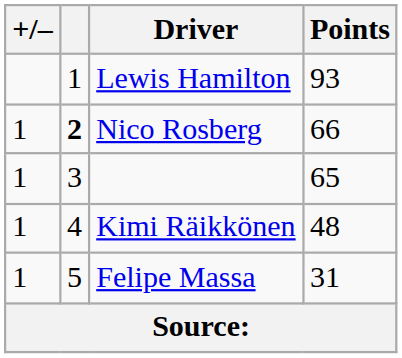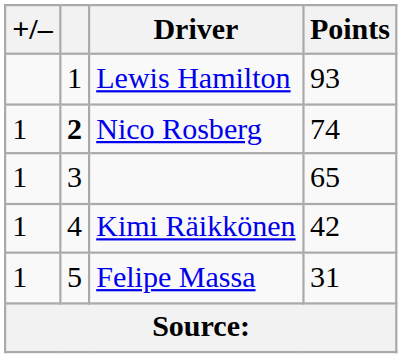(325, 128) 66 -> (325, 128) 74
(325, 227) 48 -> (325, 227) 42
